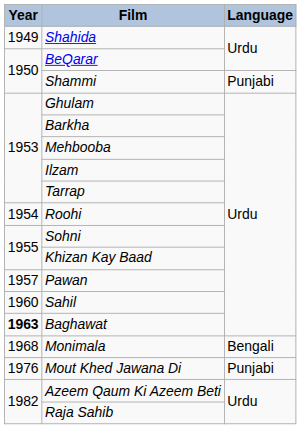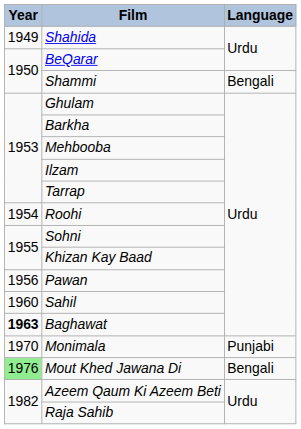(251, 81) Punjabi -> (251, 81) Bengali
(23, 280) 1957 -> (23, 280) 1956
(23, 346) 1968 -> (23, 346) 1970
(251, 346) Bengali -> (251, 346) Punjabi
(23, 368) no background -> (23, 368) lightgreen background
(251, 368) Punjabi -> (251, 368) Bengali
